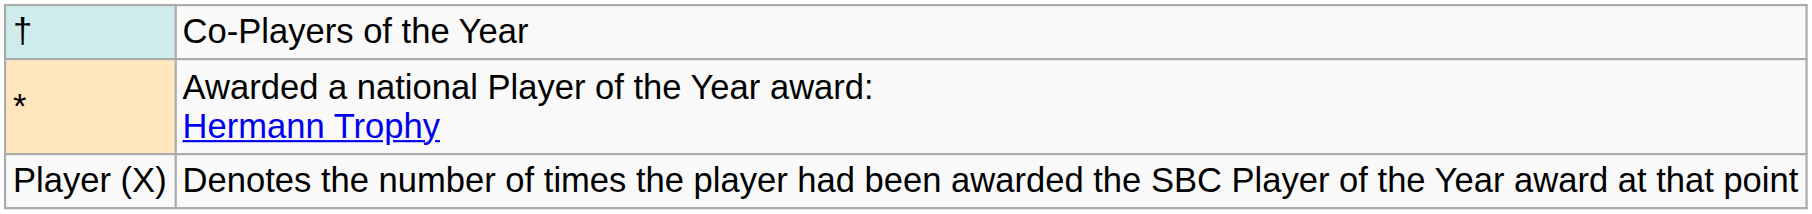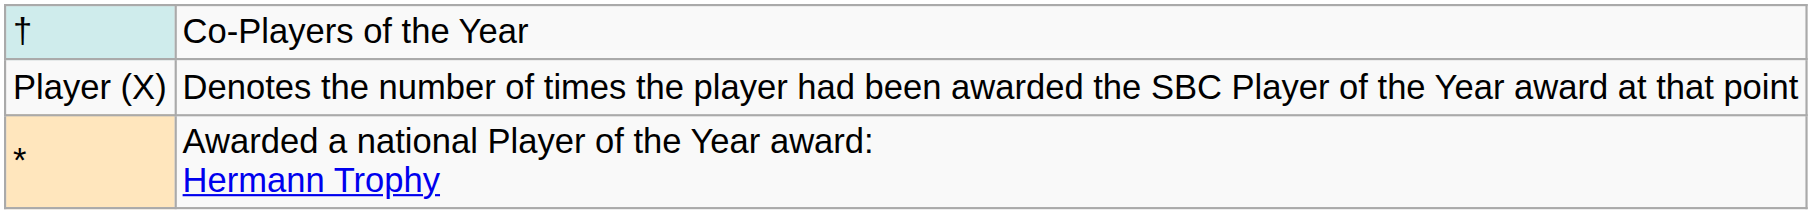rows swapped: (20, 106) <-> (90, 180)
